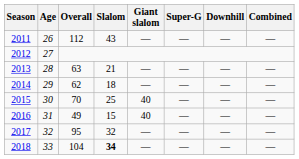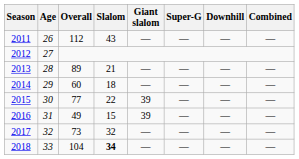(76, 69) 63 -> (76, 69) 89
(76, 85) 62 -> (76, 85) 60
(76, 100) 70 -> (76, 100) 77
(111, 100) 25 -> (111, 100) 22
(146, 100) 40 -> (146, 100) 39
(146, 116) 40 -> (146, 116) 39
(76, 131) 95 -> (76, 131) 73
